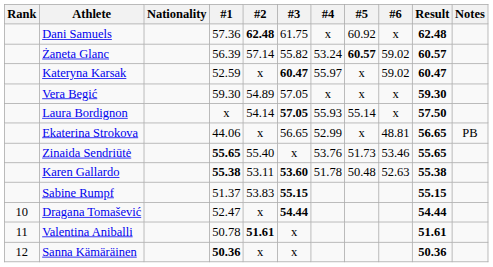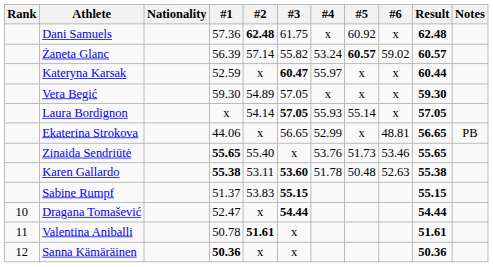(396, 73) 59.02 -> (396, 73) x
(432, 73) 60.47 -> (432, 73) 60.44
(432, 113) 57.50 -> (432, 113) 57.05
